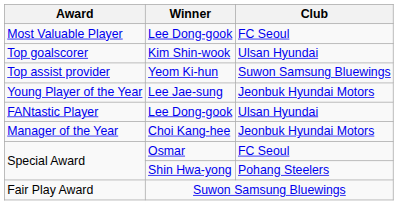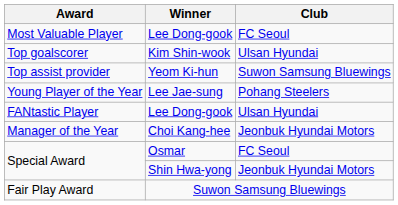(306, 92) Jeonbuk Hyundai Motors -> (284, 92) Pohang Steelers
(284, 170) Pohang Steelers -> (306, 170) Jeonbuk Hyundai Motors
